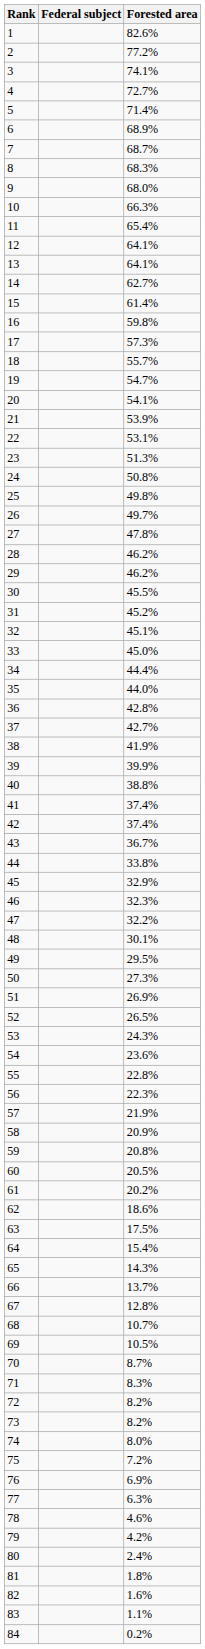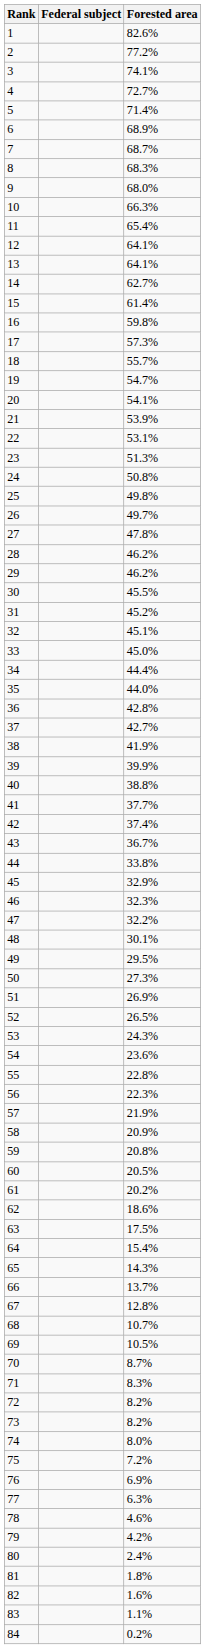(143, 804) 37.4% -> (143, 804) 37.7%
